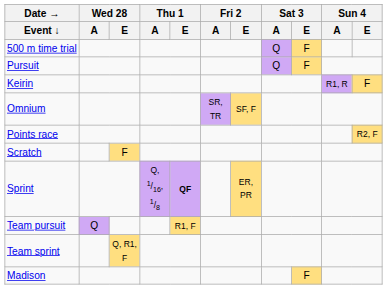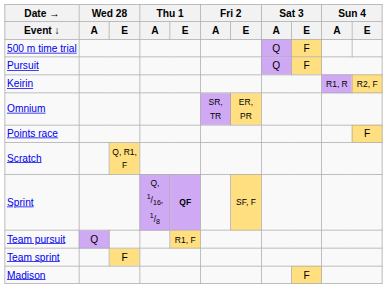(367, 84) F -> (367, 84) R2, F
(246, 109) SF, F -> (246, 109) ER, PR
(367, 134) R2, F -> (367, 134) F
(125, 152) F -> (125, 158) Q, R1, F
(246, 189) ER, PR -> (246, 202) SF, F
(125, 251) Q, R1, F -> (125, 257) F
